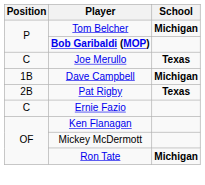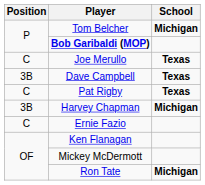(27, 76) 1B -> (27, 76) 3B
(176, 76) Michigan -> (176, 76) Texas
(27, 92) 2B -> (27, 92) C
+ row: (100, 108)
